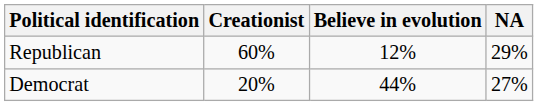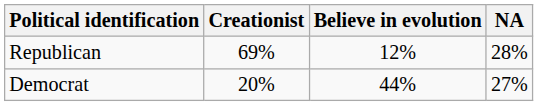(256, 52) 60% -> (256, 52) 69%
(509, 52) 29% -> (509, 52) 28%
